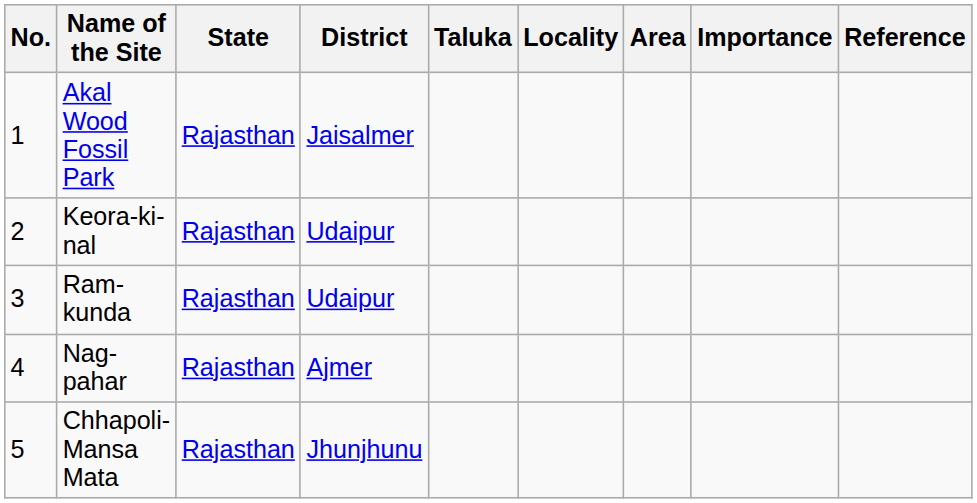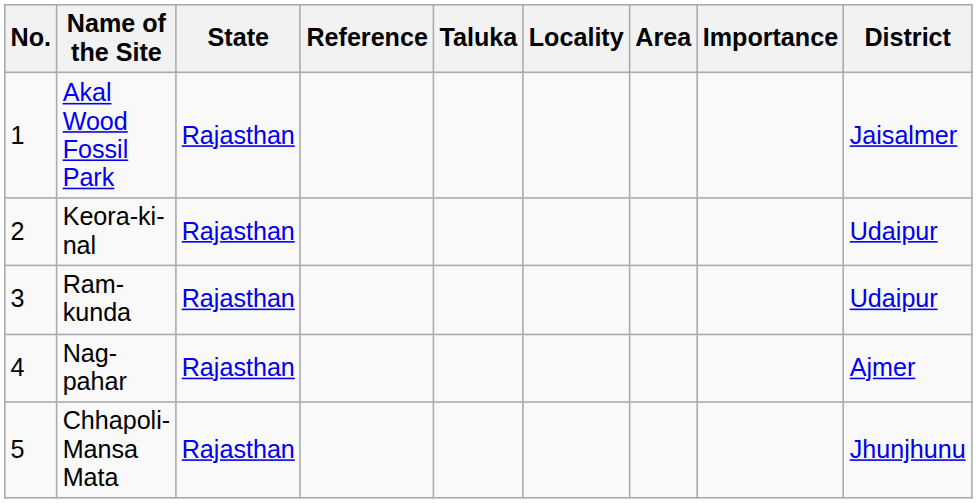columns swapped: (364, 38) <-> (905, 38)
